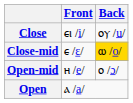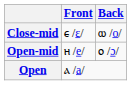- row: (33, 32)
(110, 51) gold background -> (110, 32) no background
